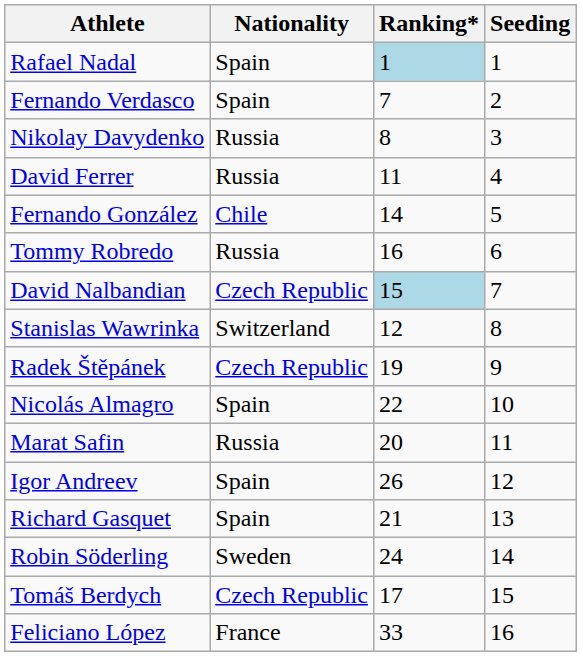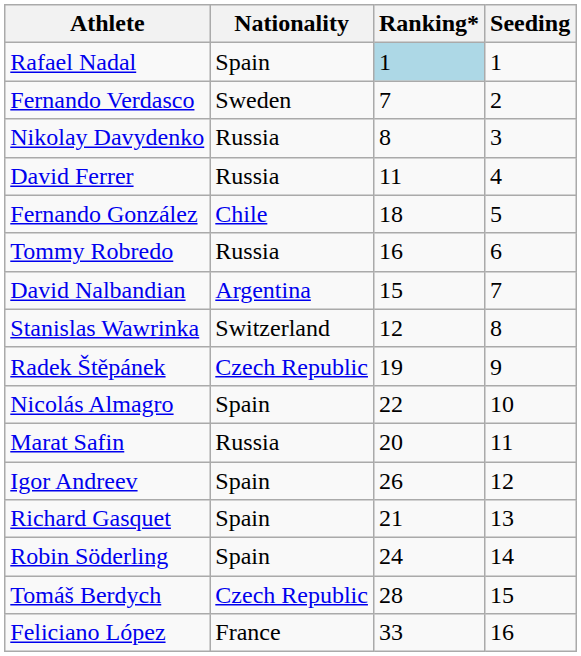(243, 99) Spain -> (253, 99) Sweden
(391, 213) 14 -> (391, 213) 18
(292, 289) Czech Republic -> (263, 289) Argentina
(391, 289) lightblue background -> (391, 289) no background
(253, 556) Sweden -> (243, 556) Spain
(391, 594) 17 -> (391, 594) 28
